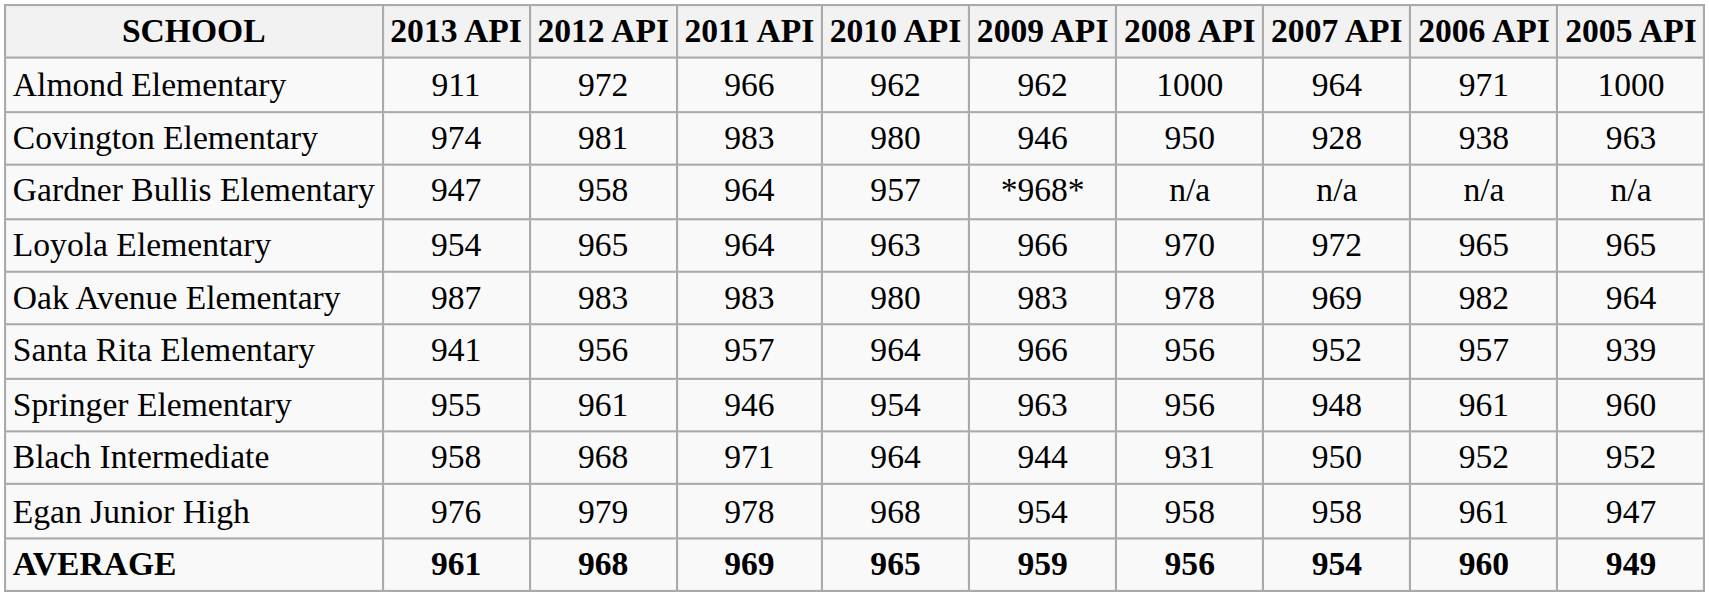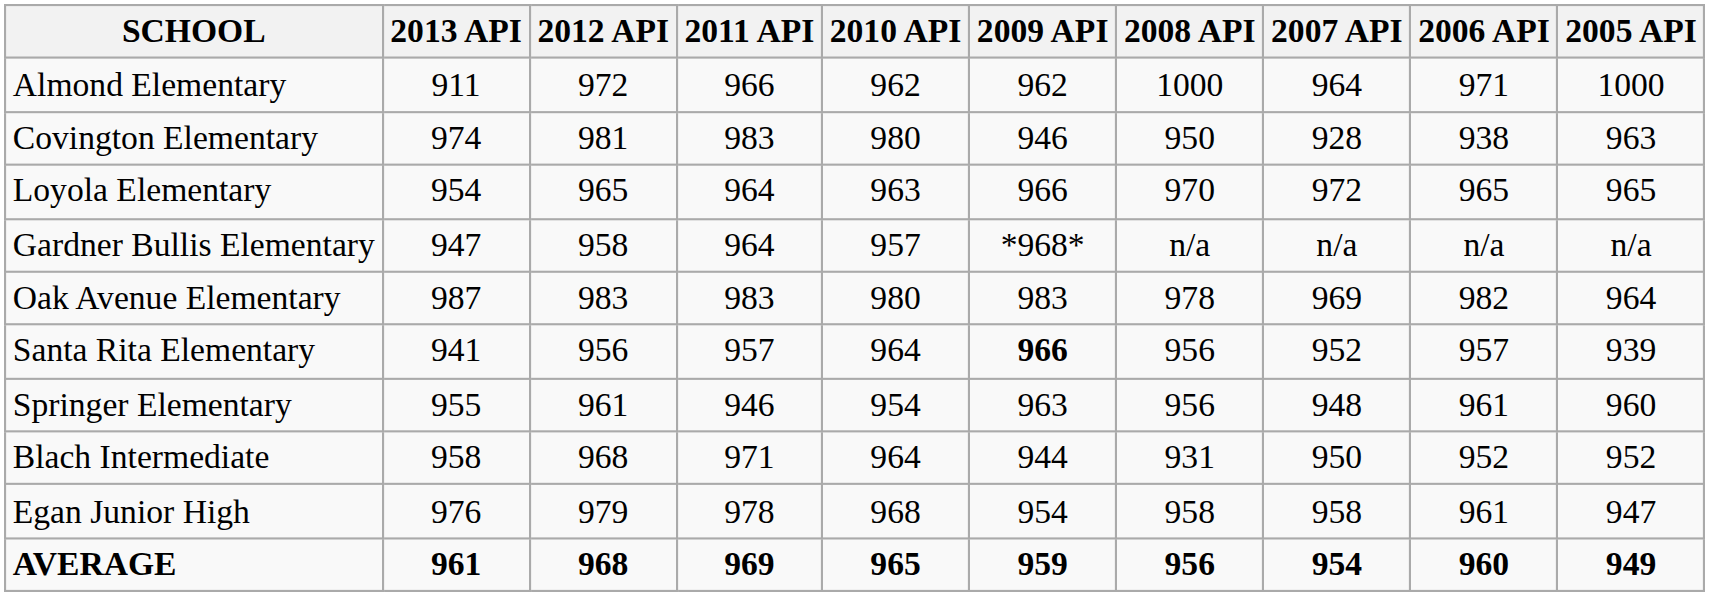rows swapped: (194, 191) <-> (142, 244)
(1043, 350) normal -> (1043, 350) bold
